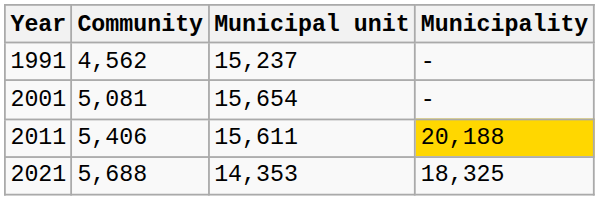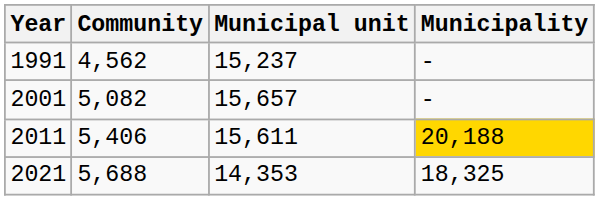(112, 100) 5,081 -> (112, 100) 5,082
(256, 100) 15,654 -> (256, 100) 15,657
